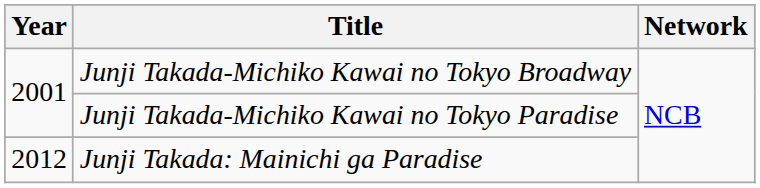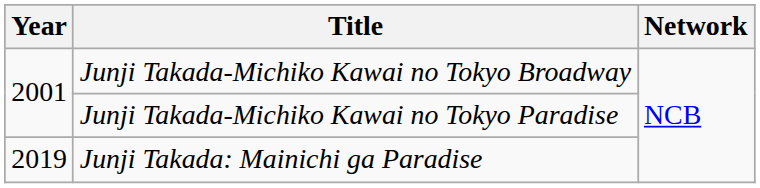(39, 159) 2012 -> (39, 159) 2019
